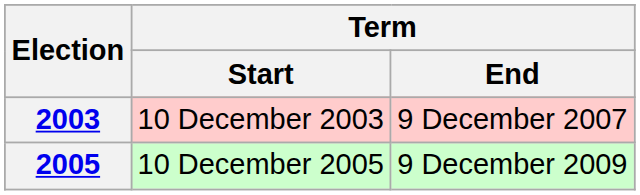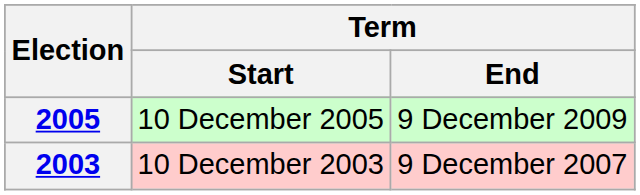rows swapped: (68, 119) <-> (68, 165)
